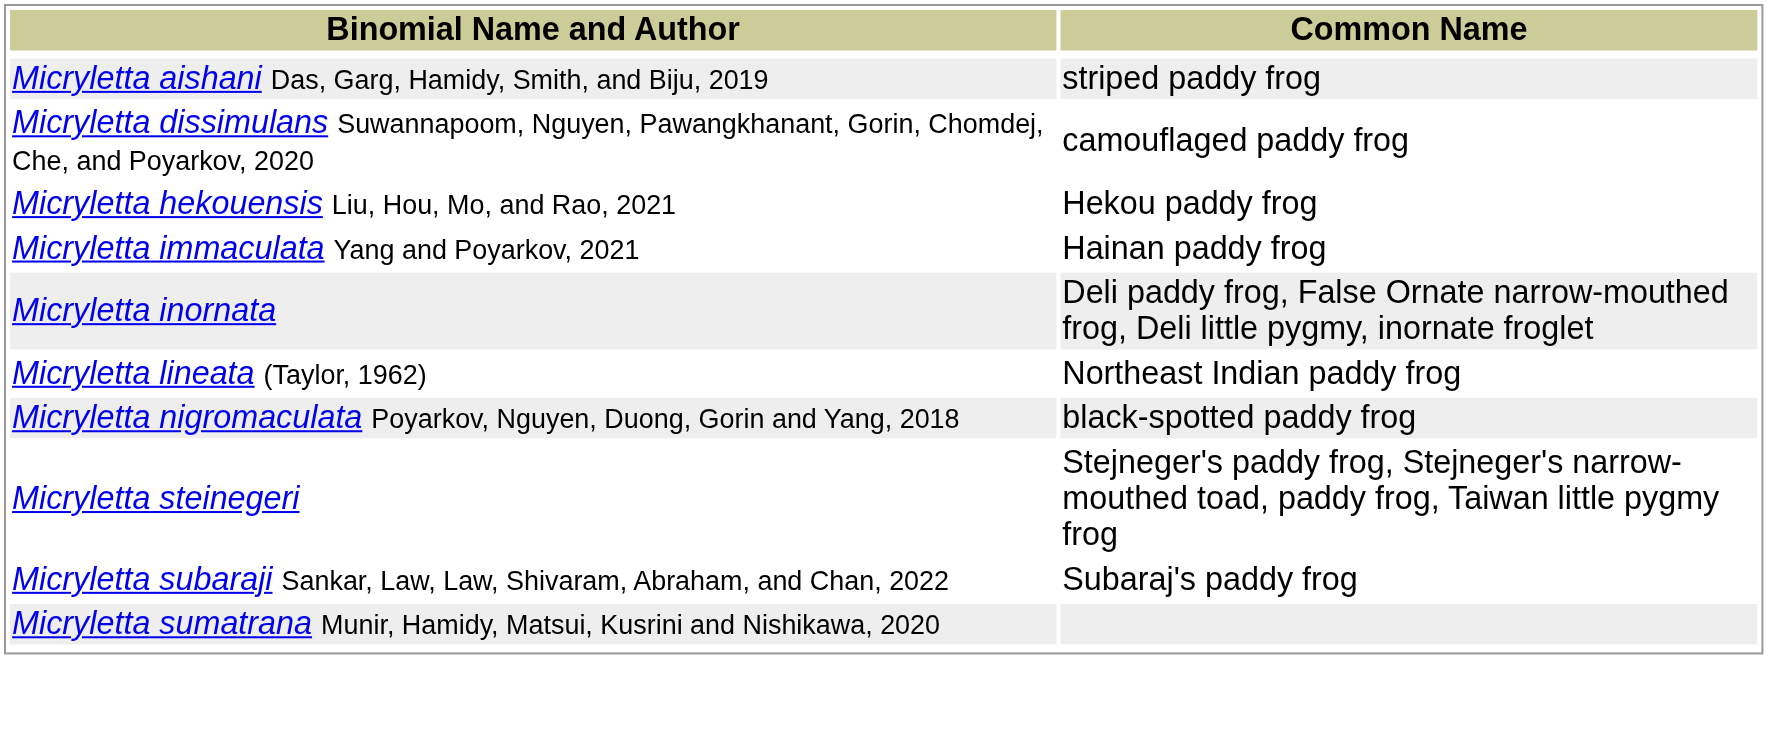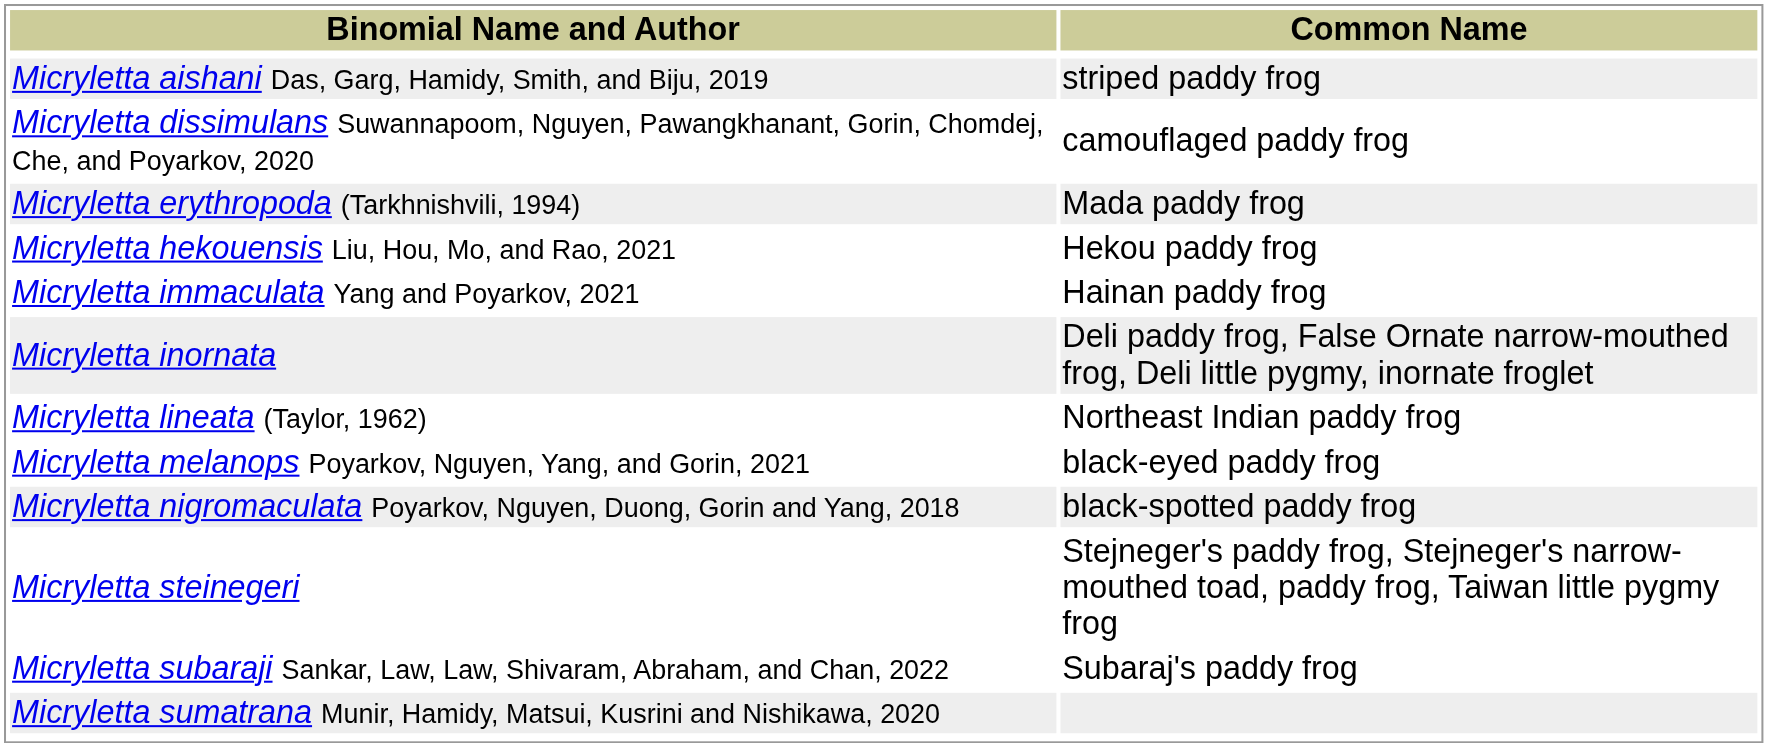+ row: (296, 203)
+ row: (411, 462)
